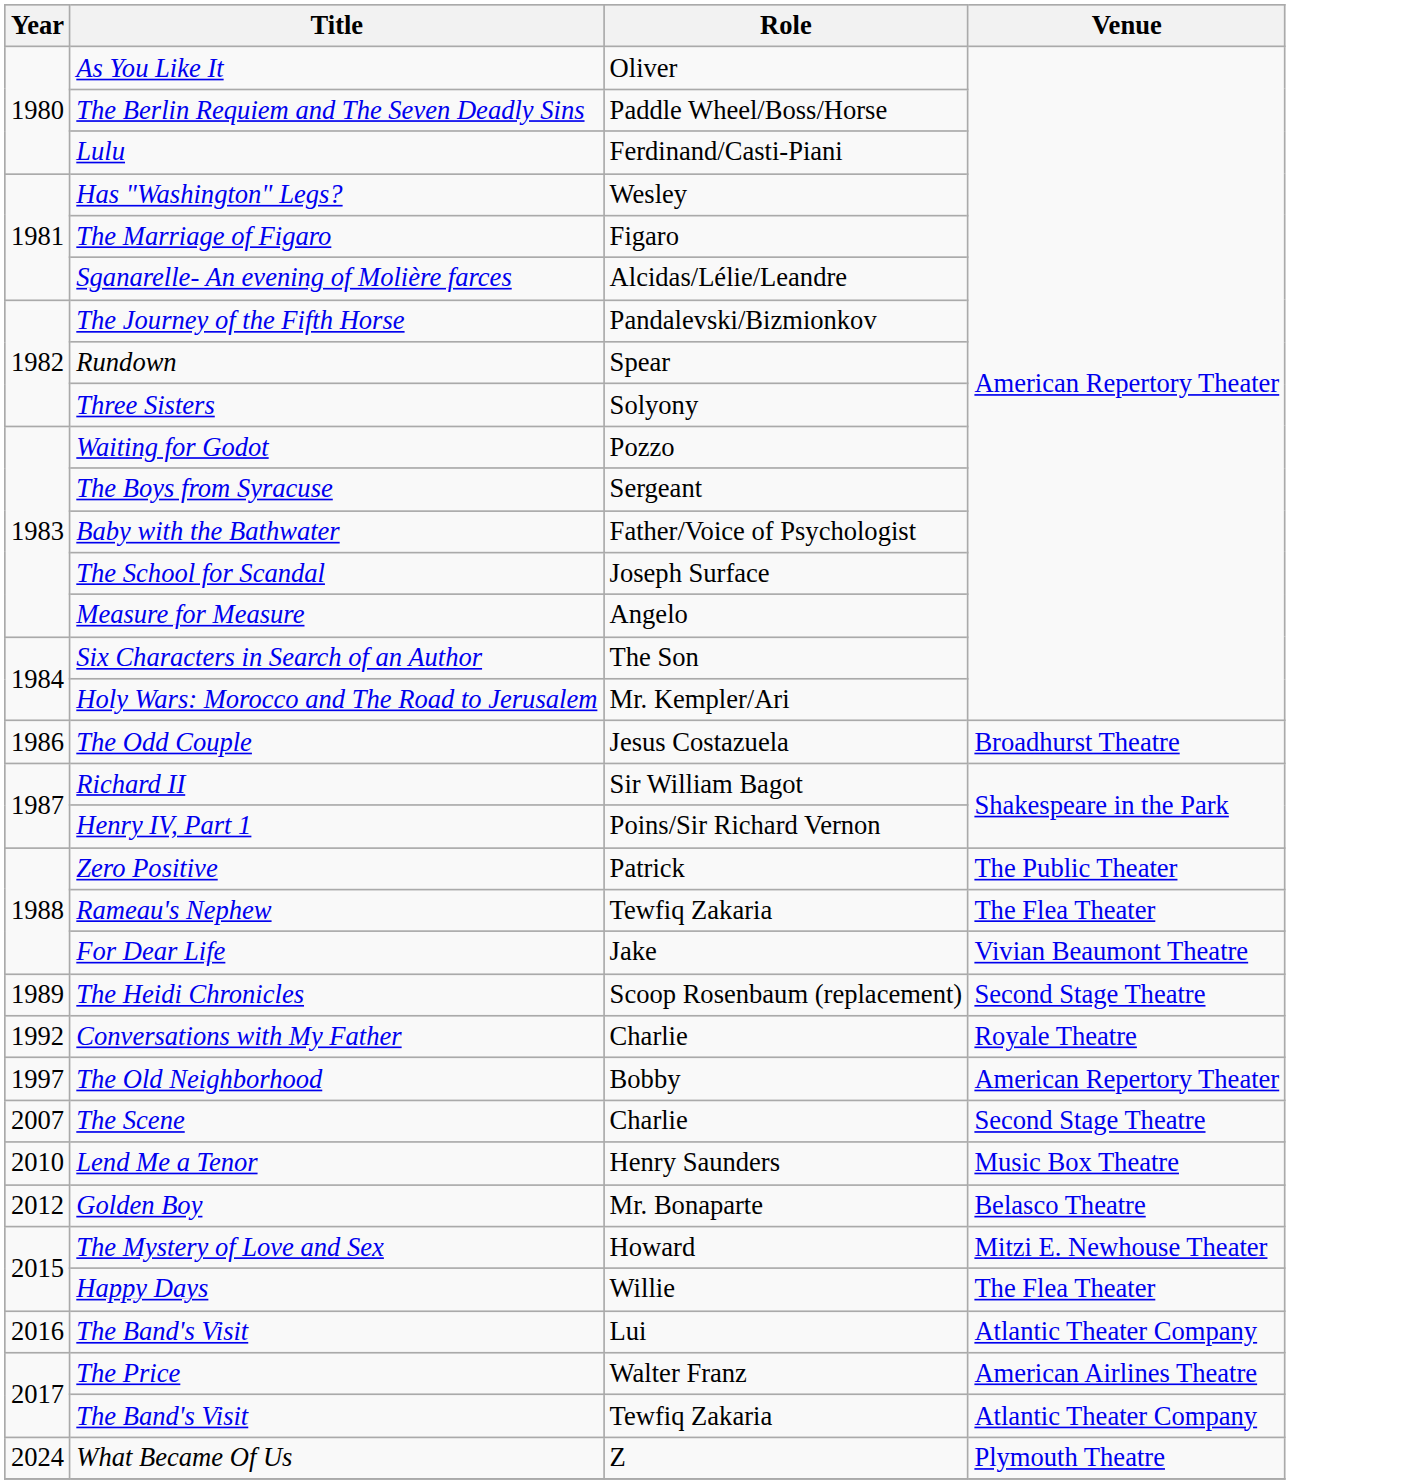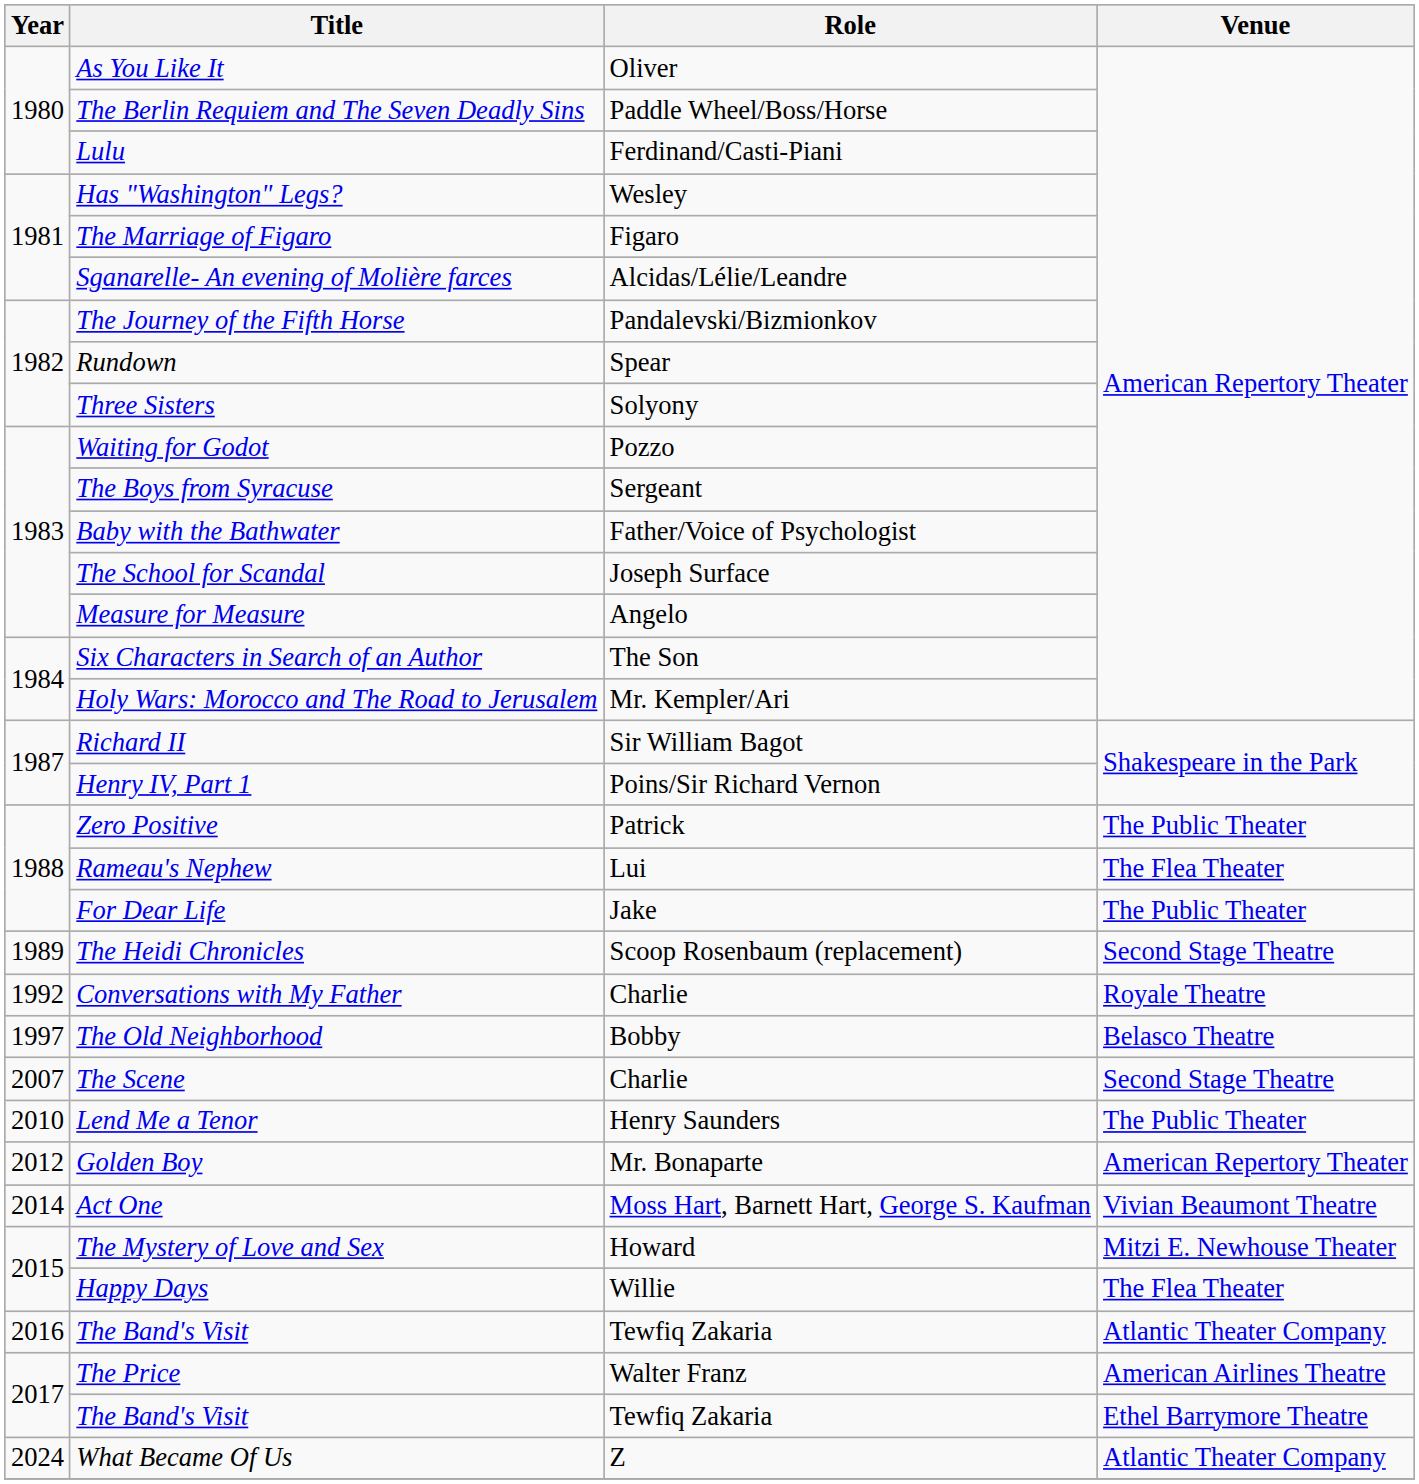- row: (38, 741)
(691, 910) Tewfiq Zakaria -> (628, 868) Lui
(1111, 952) Vivian Beaumont Theatre -> (1205, 910) The Public Theater
(1127, 1078) American Repertory Theater -> (1189, 1036) Belasco Theatre
(1077, 1162) Music Box Theatre -> (1205, 1120) The Public Theater
(1060, 1204) Belasco Theatre -> (1255, 1162) American Repertory Theater
+ row: (38, 1204)
(628, 1331) Lui -> (691, 1331) Tewfiq Zakaria
(1116, 1415) Atlantic Theater Company -> (1236, 1415) Ethel Barrymore Theatre
(1070, 1457) Plymouth Theatre -> (1244, 1457) Atlantic Theater Company
